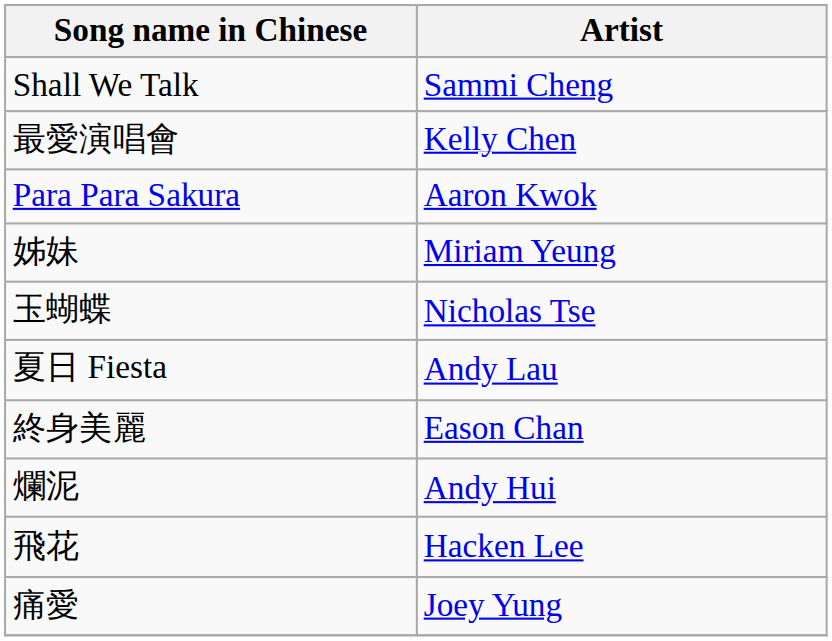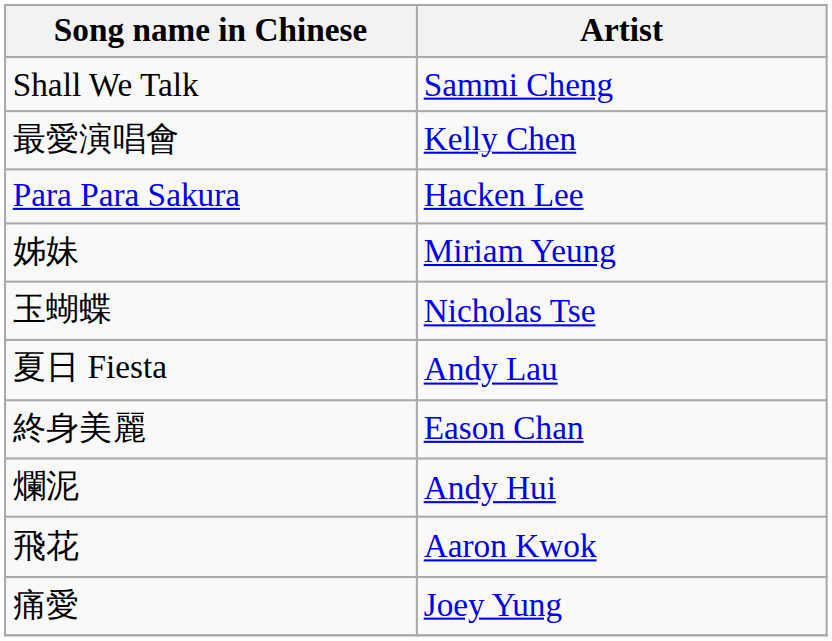(510, 195) Aaron Kwok -> (504, 195) Hacken Lee
(504, 546) Hacken Lee -> (510, 546) Aaron Kwok
